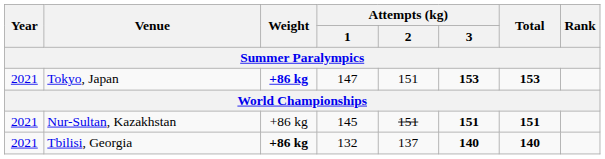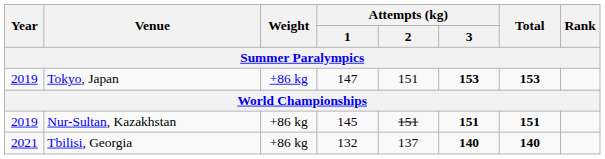(24, 79) 2021 -> (24, 79) 2019
(289, 79) bold -> (289, 79) normal
(24, 121) 2021 -> (24, 121) 2019
(289, 143) bold -> (289, 143) normal
